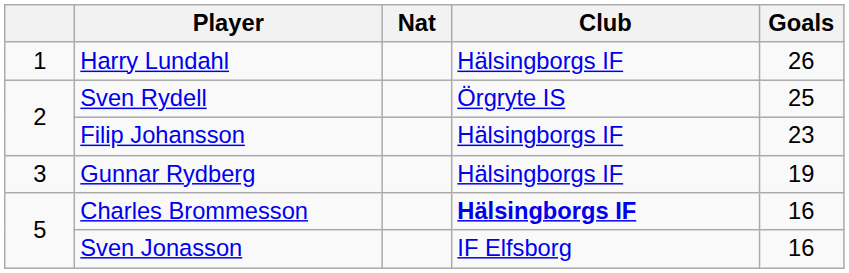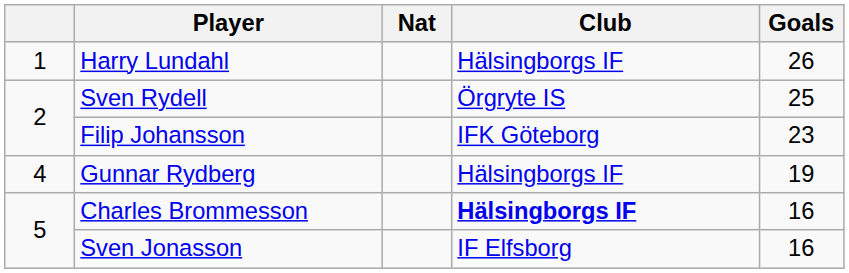(540, 135) Hälsingborgs IF -> (528, 135) IFK Göteborg
(40, 173) 3 -> (40, 173) 4
